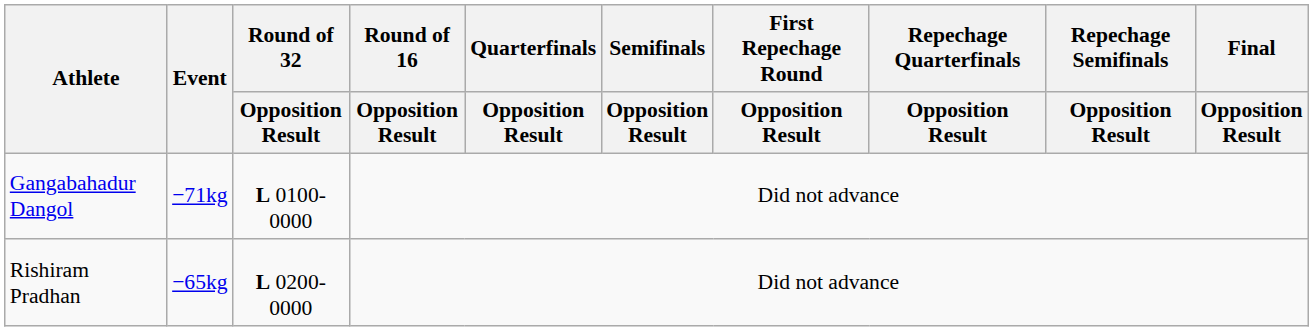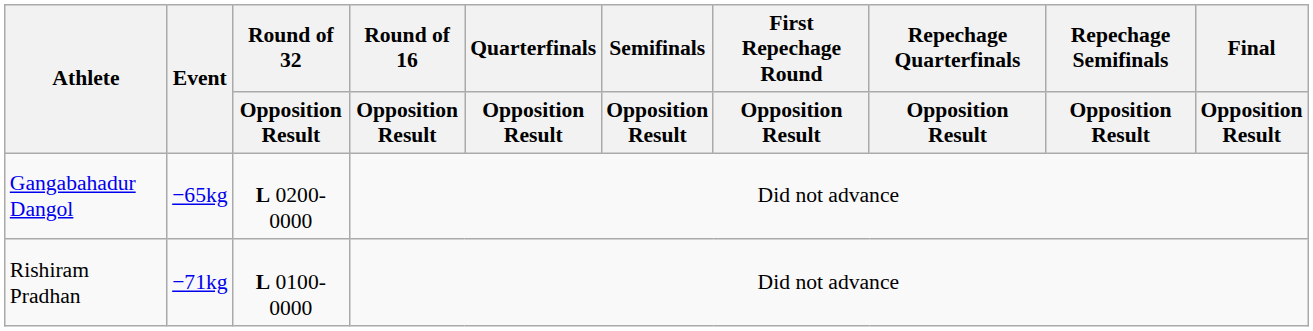(200, 195) −71kg -> (200, 195) −65kg
(291, 208) L 0100-0000 -> (291, 208) L 0200-0000
(200, 282) −65kg -> (200, 282) −71kg
(291, 295) L 0200-0000 -> (291, 295) L 0100-0000
